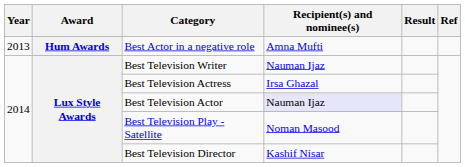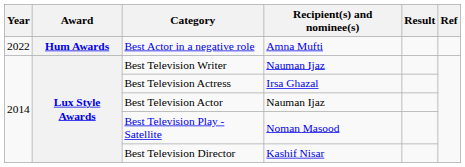(18, 46) 2013 -> (18, 46) 2022
(296, 102) lavender background -> (296, 102) no background
